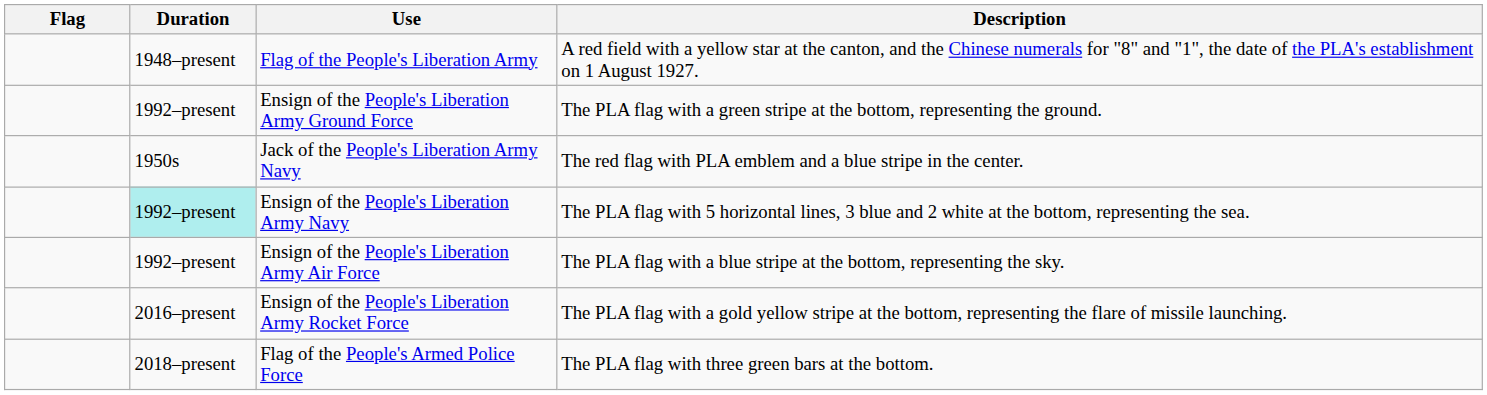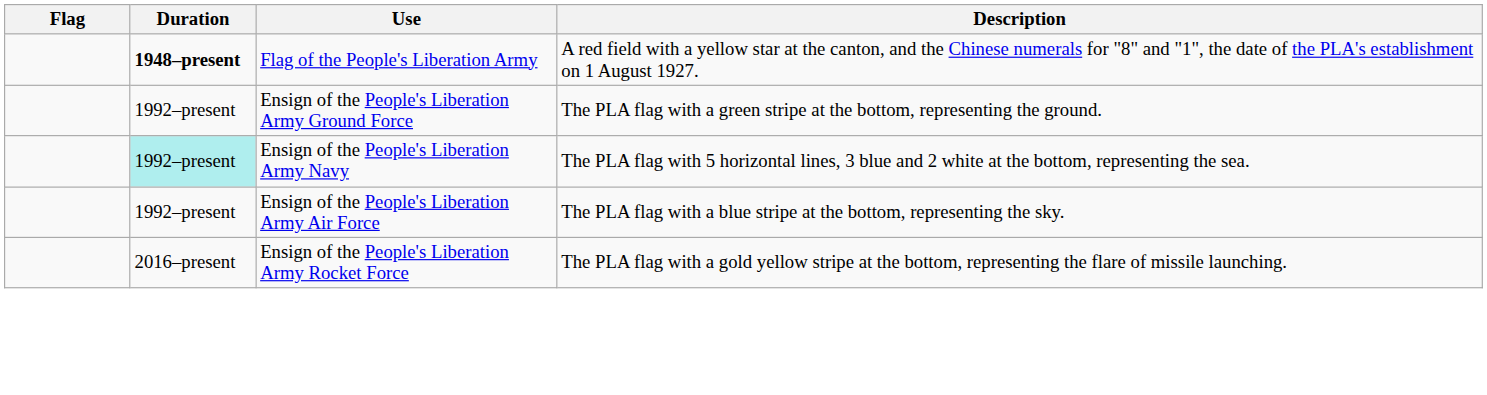(185, 59) normal -> (187, 59) bold
- row: (399, 161)
- row: (387, 364)
